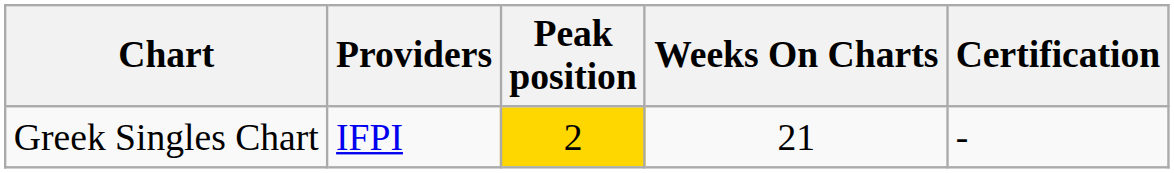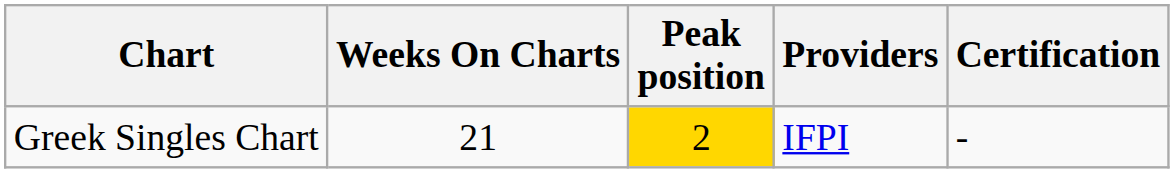columns swapped: (414, 55) <-> (796, 55)
